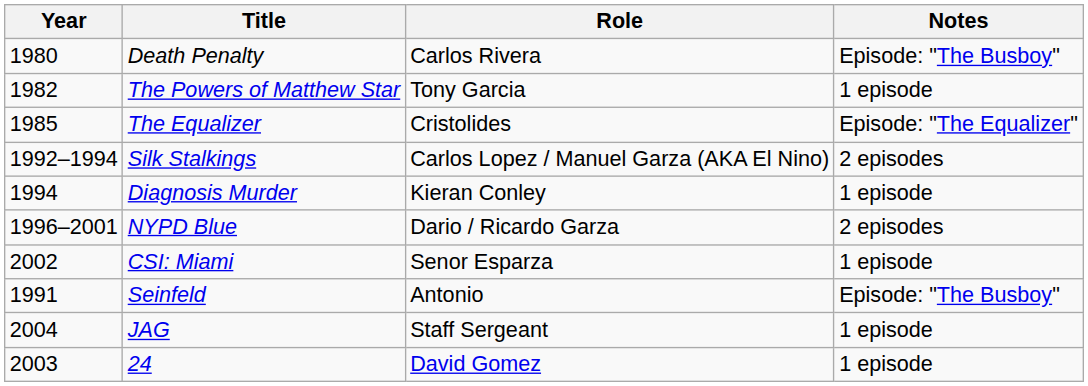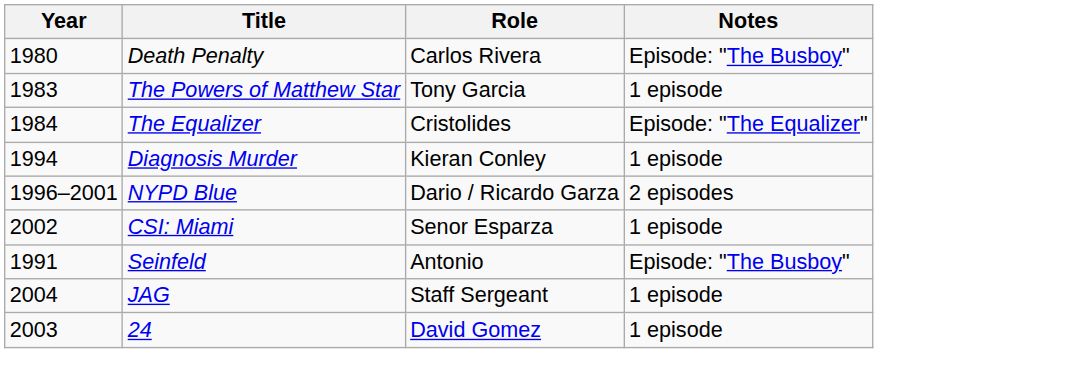(34, 90) 1982 -> (34, 90) 1983
(34, 124) 1985 -> (34, 124) 1984
- row: (192, 158)
